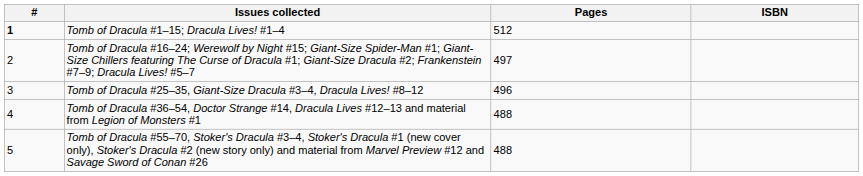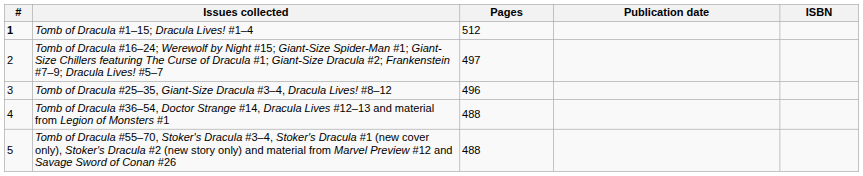+ column: (667, 13)
